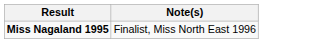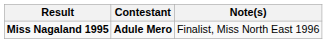+ column: (143, 13)
